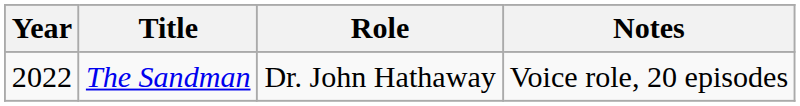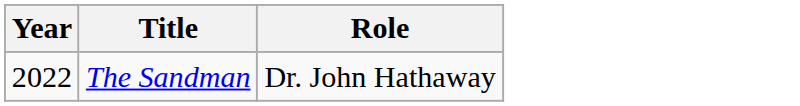- column: (649, 28)
